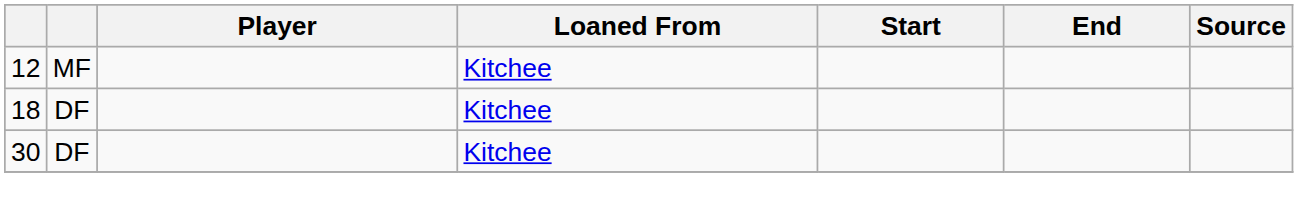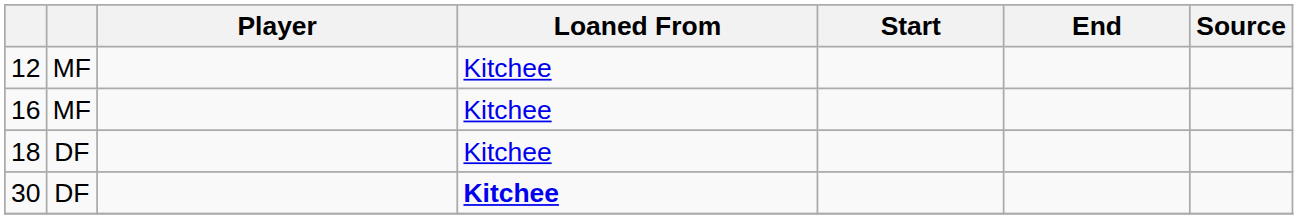+ row: (26, 110)
(508, 152) normal -> (511, 193) bold
